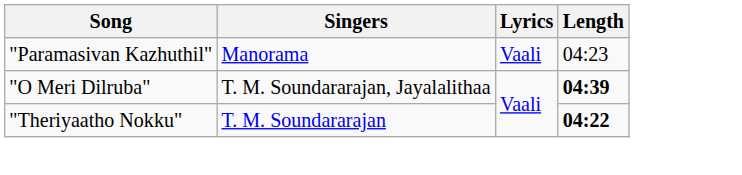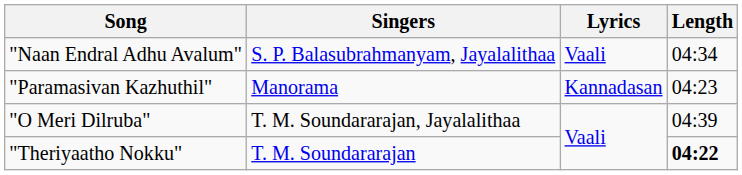+ row: (126, 54)
(521, 54) Vaali -> (614, 87) Kannadasan
(586, 87) bold -> (695, 120) normal
